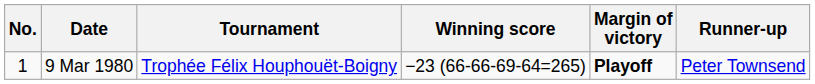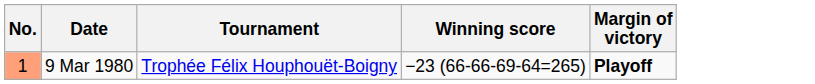- column: (743, 28)
(23, 66) no background -> (23, 66) lightsalmon background
